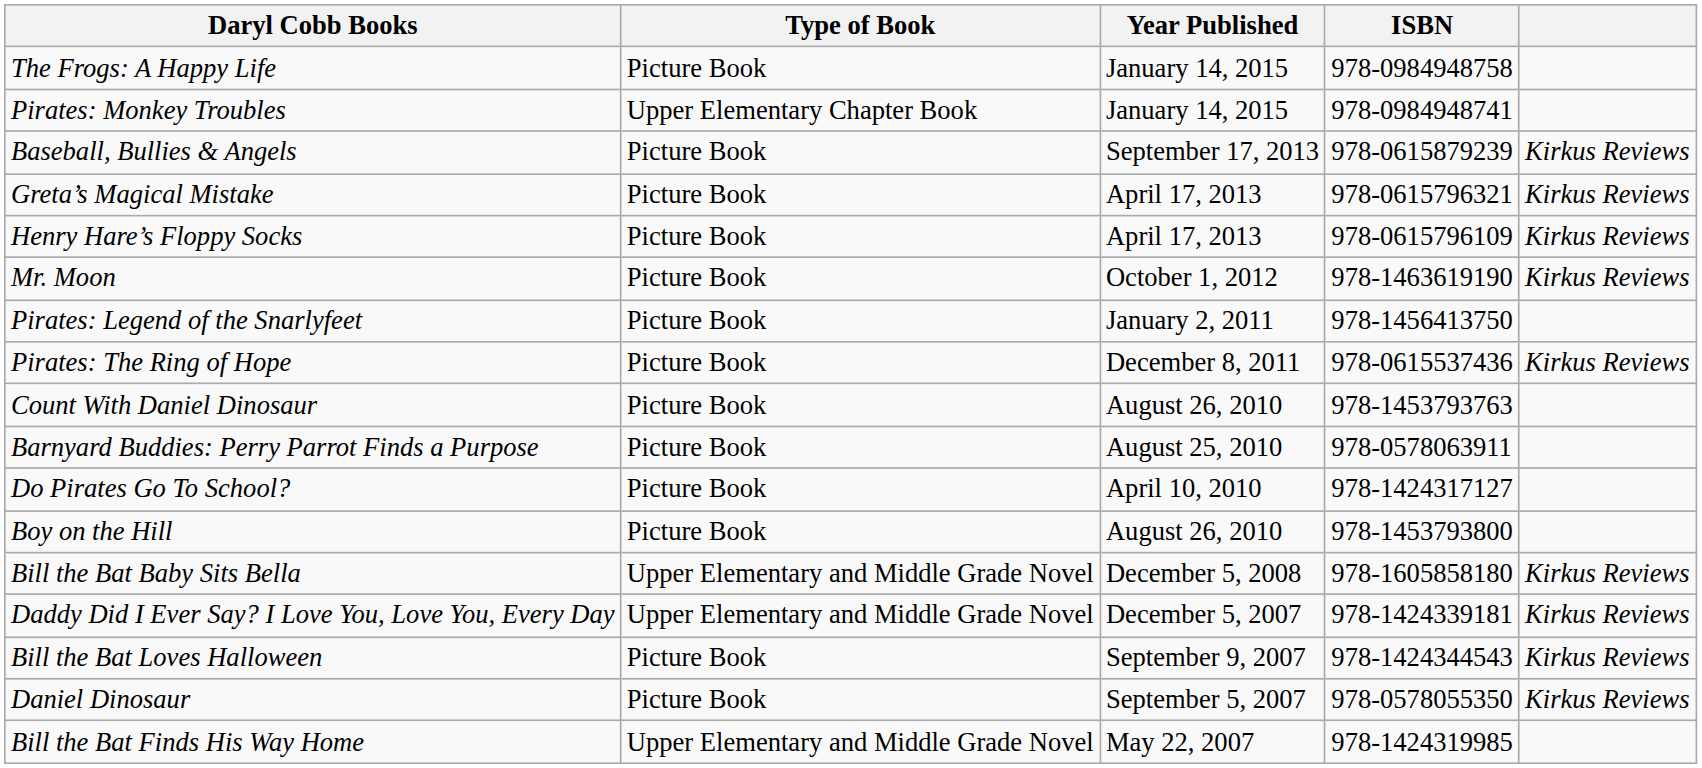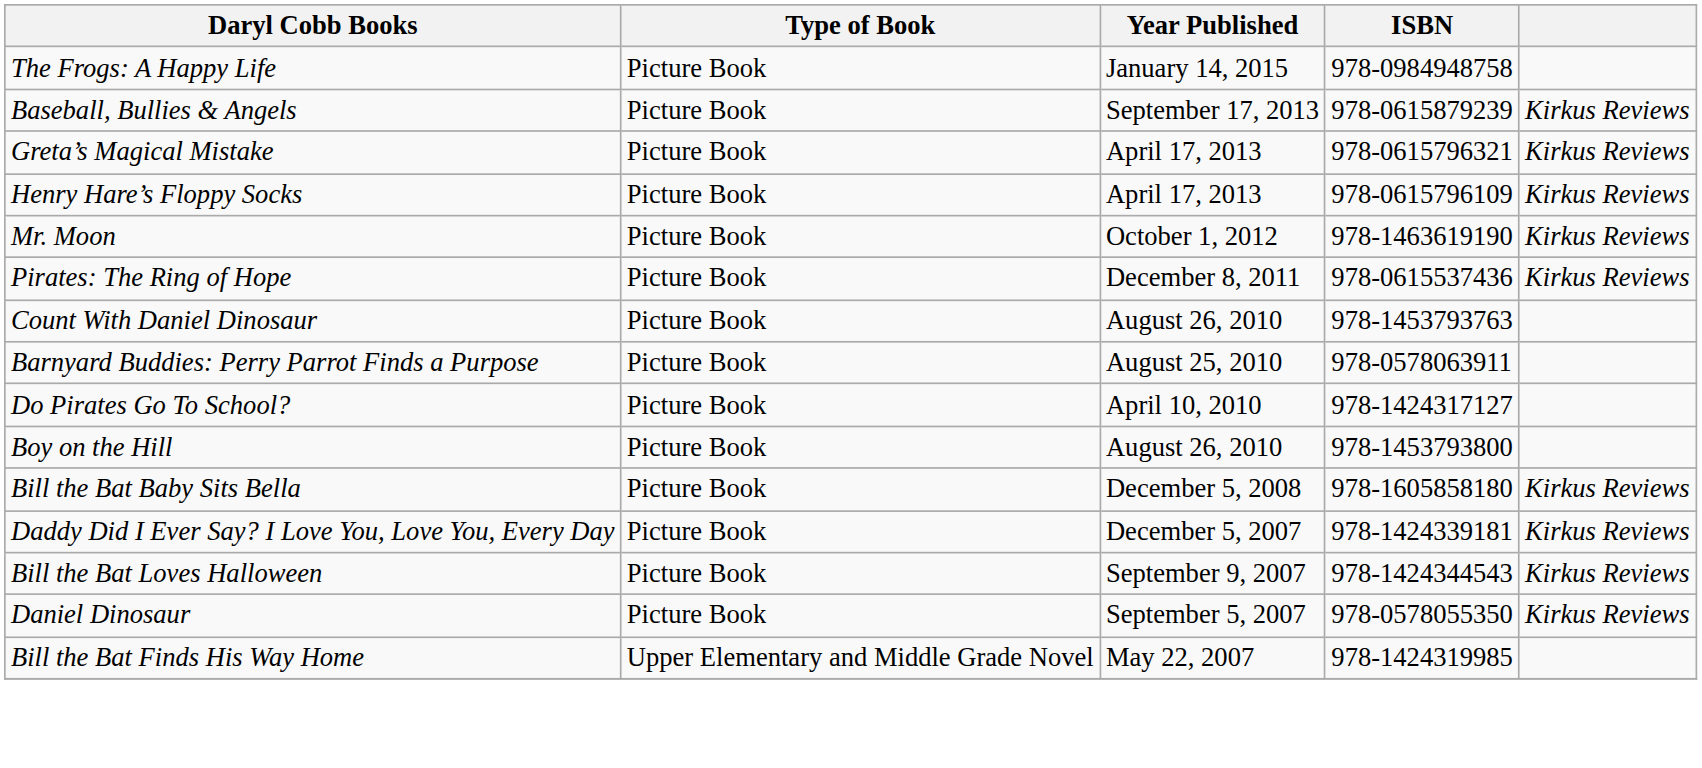- row: (148, 109)
- row: (187, 320)
(860, 573) Upper Elementary and Middle Grade Novel -> (697, 488) Picture Book
(860, 615) Upper Elementary and Middle Grade Novel -> (697, 531) Picture Book
